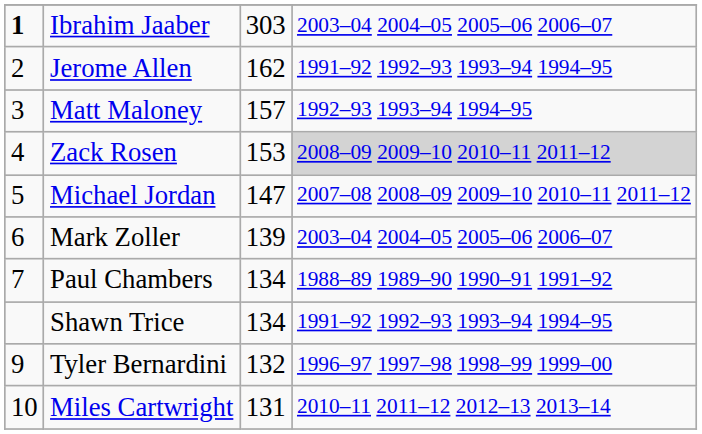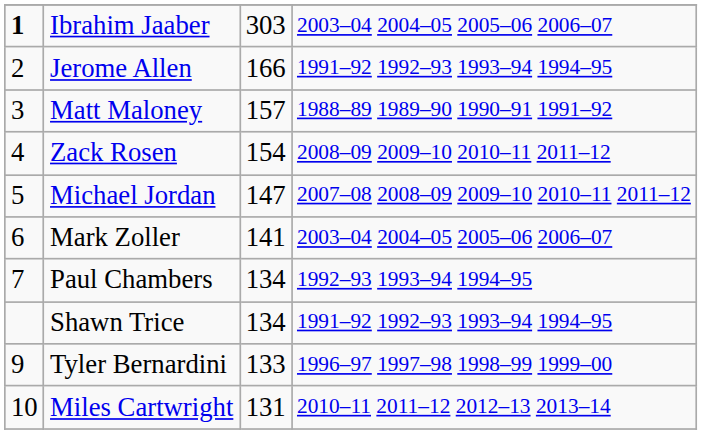(266, 68) 162 -> (266, 68) 166
(415, 110) 1992–93 1993–94 1994–95 -> (455, 110) 1988–89 1989–90 1990–91 1991–92
(266, 152) 153 -> (266, 152) 154
(454, 152) lightgrey background -> (454, 152) no background
(266, 237) 139 -> (266, 237) 141
(455, 279) 1988–89 1989–90 1990–91 1991–92 -> (415, 279) 1992–93 1993–94 1994–95
(266, 364) 132 -> (266, 364) 133
